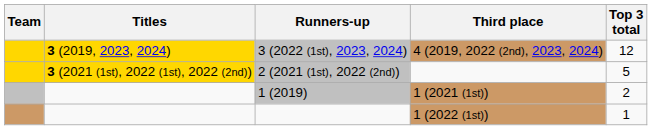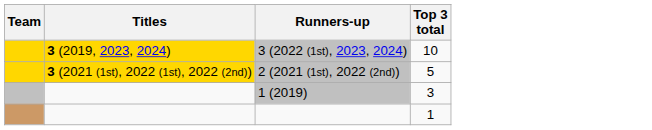- column: (508, 22)
(626, 51) 12 -> (430, 51) 10
(626, 93) 2 -> (430, 93) 3
